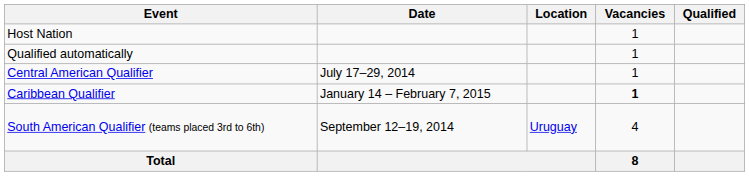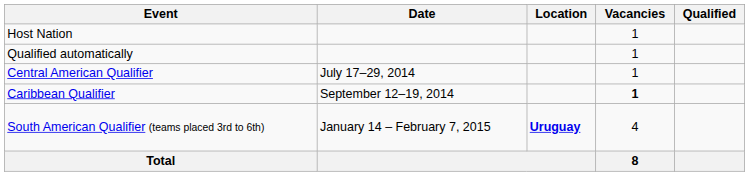(405, 93) January 14 – February 7, 2015 -> (387, 93) September 12–19, 2014
(387, 127) September 12–19, 2014 -> (405, 127) January 14 – February 7, 2015
(553, 127) normal -> (555, 127) bold
